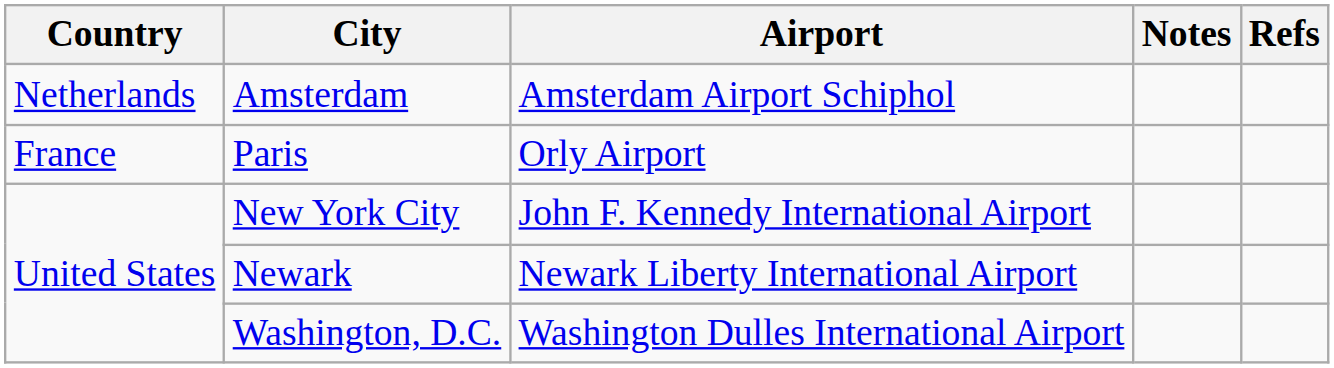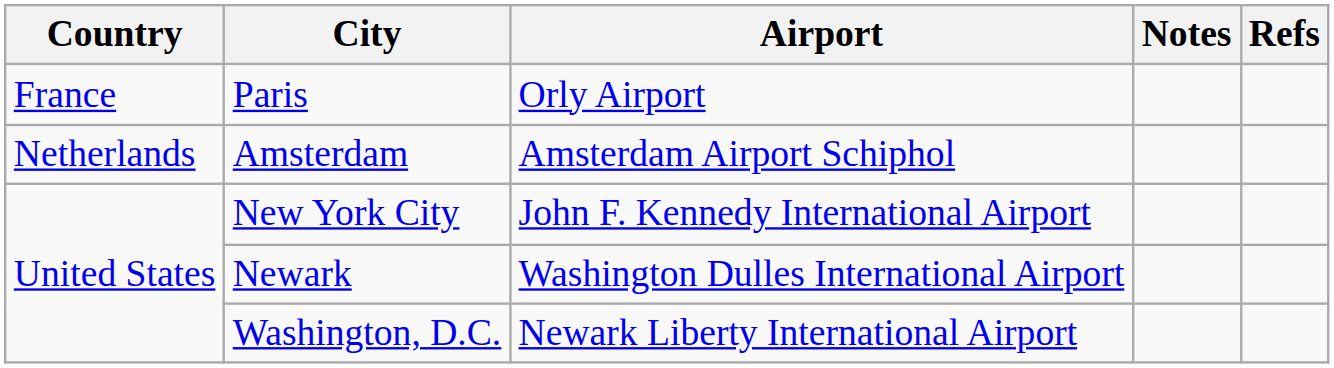rows swapped: (270, 153) <-> (320, 93)
(798, 272) Newark Liberty International Airport -> (821, 272) Washington Dulles International Airport
(821, 332) Washington Dulles International Airport -> (798, 332) Newark Liberty International Airport
